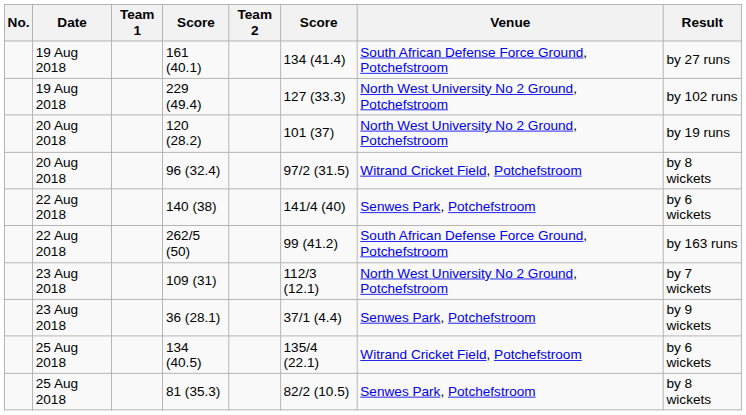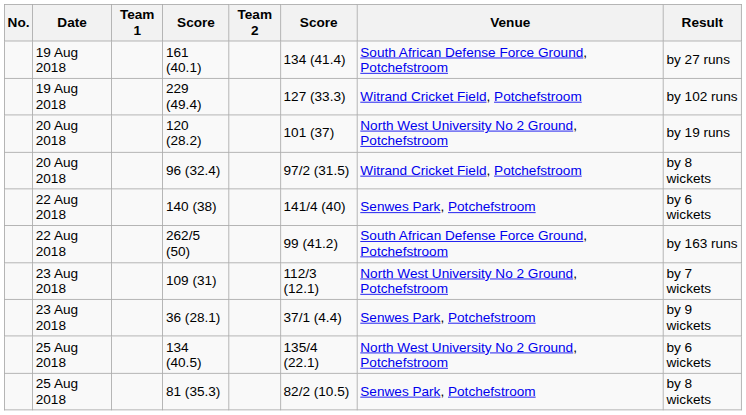(469, 96) North West University No 2 Ground, Potchefstroom -> (471, 96) Witrand Cricket Field, Potchefstroom
(471, 354) Witrand Cricket Field, Potchefstroom -> (469, 354) North West University No 2 Ground, Potchefstroom
